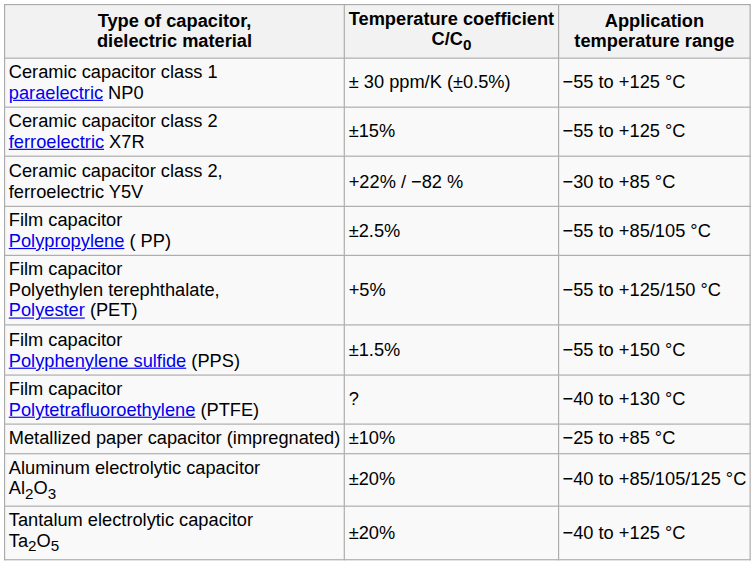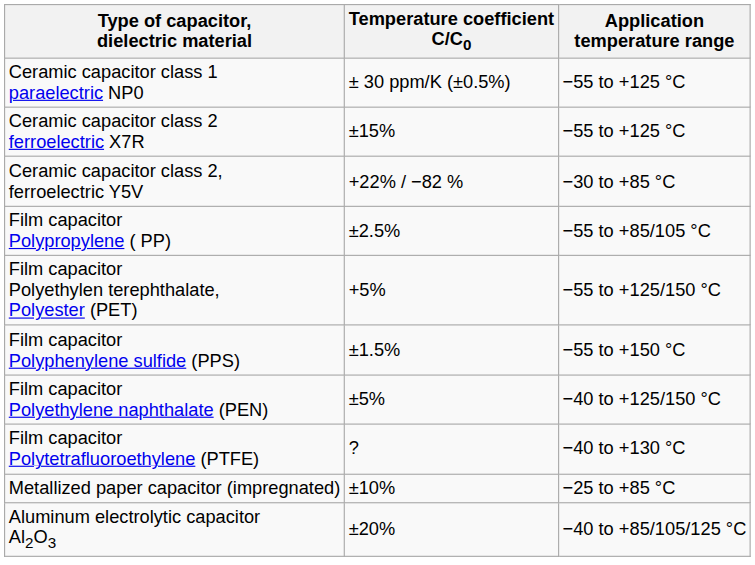+ row: (139, 399)
- row: (131, 533)
